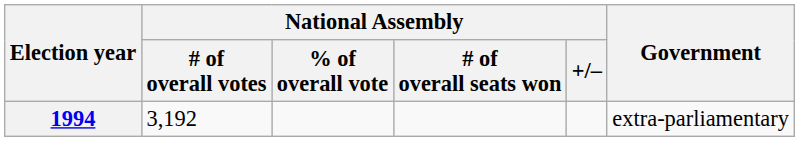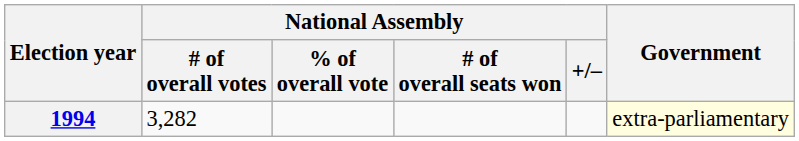(172, 118) 3,192 -> (172, 118) 3,282
(701, 118) no background -> (701, 118) lightyellow background
